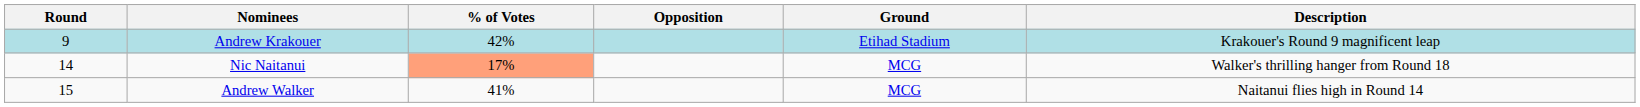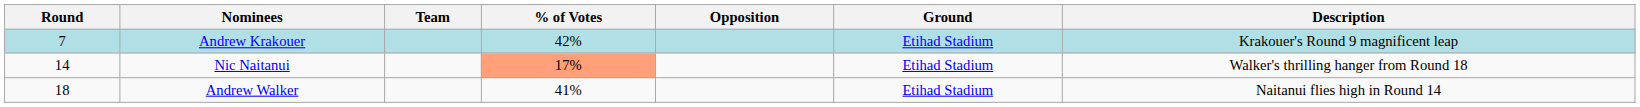+ column: (433, 16)
(66, 41) 9 -> (62, 41) 7
(904, 65) MCG -> (948, 65) Etihad Stadium
(66, 90) 15 -> (62, 90) 18
(904, 90) MCG -> (948, 90) Etihad Stadium
